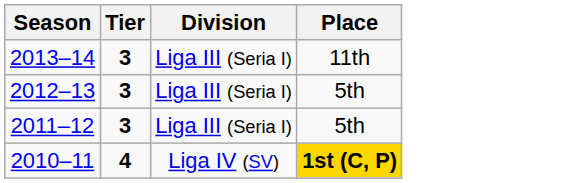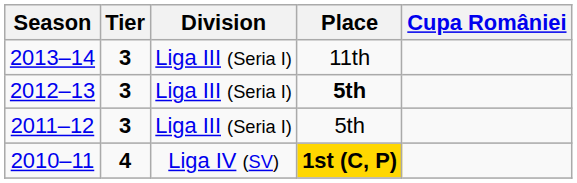+ column: (487, 22)
(350, 92) normal -> (350, 92) bold
